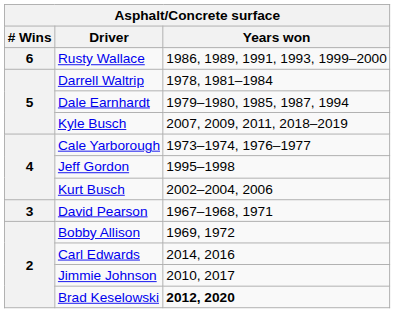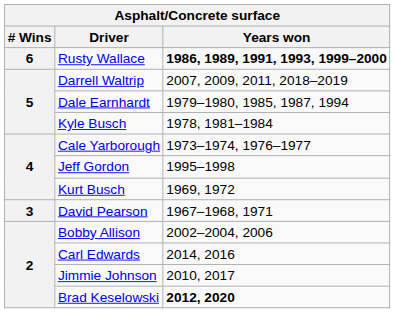(277, 59) normal -> (277, 59) bold
(220, 80) 1978, 1981–1984 -> (257, 80) 2007, 2009, 2011, 2018–2019
(257, 124) 2007, 2009, 2011, 2018–2019 -> (220, 124) 1978, 1981–1984
(220, 189) 2002–2004, 2006 -> (201, 189) 1969, 1972
(201, 232) 1969, 1972 -> (220, 232) 2002–2004, 2006
